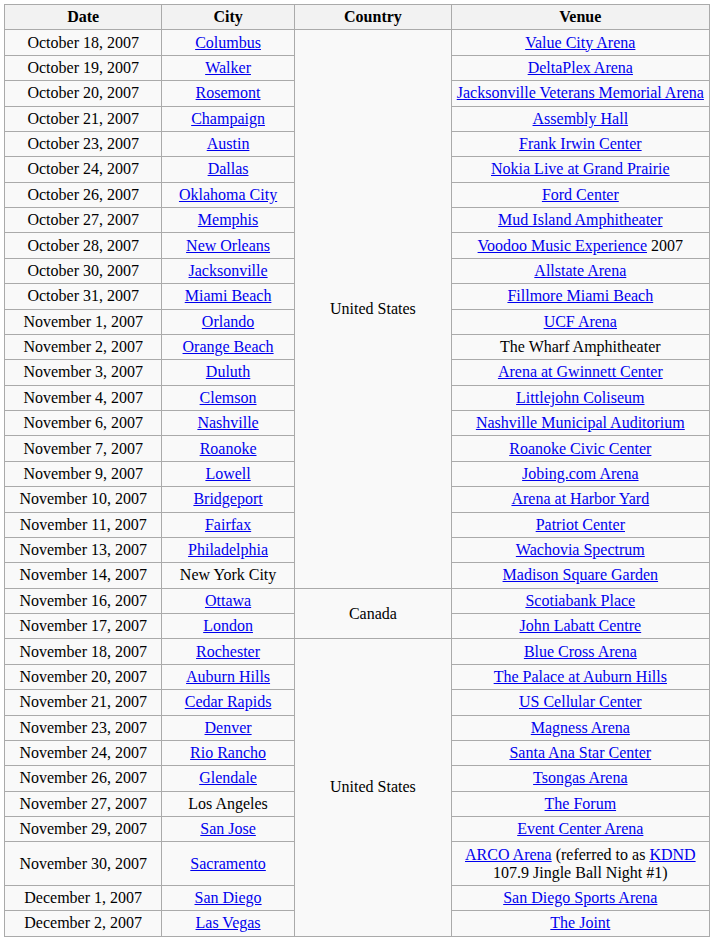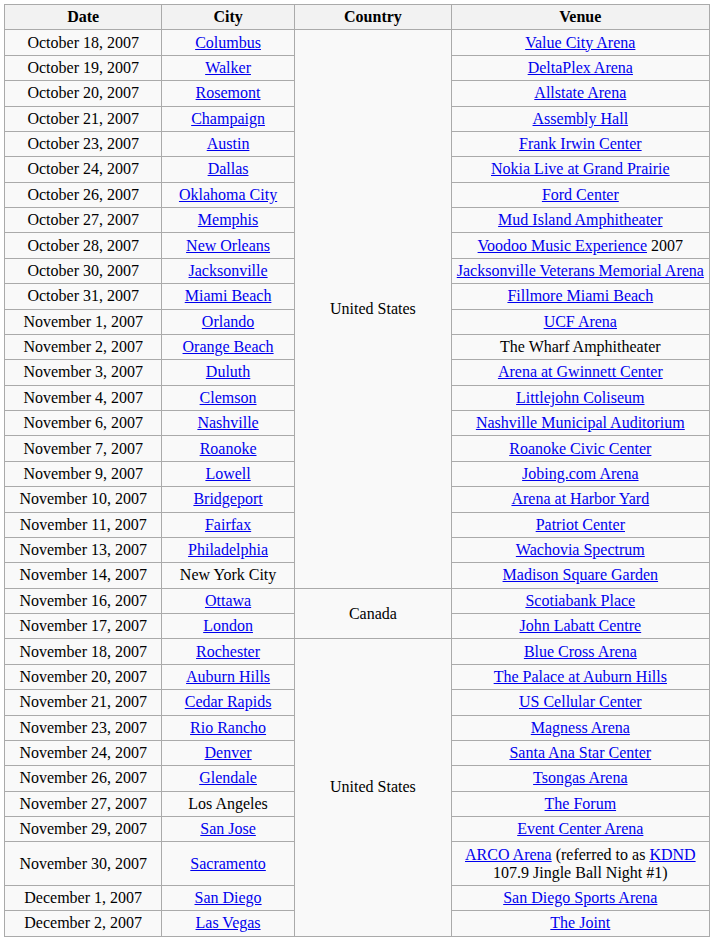(580, 93) Jacksonville Veterans Memorial Arena -> (580, 93) Allstate Arena
(580, 270) Allstate Arena -> (580, 270) Jacksonville Veterans Memorial Arena
(228, 727) Denver -> (228, 727) Rio Rancho
(228, 753) Rio Rancho -> (228, 753) Denver
